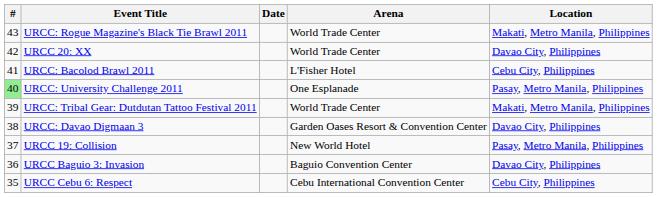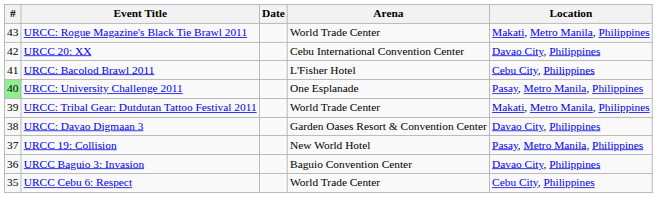(335, 51) World Trade Center -> (377, 51) Cebu International Convention Center
(377, 183) Cebu International Convention Center -> (335, 183) World Trade Center
